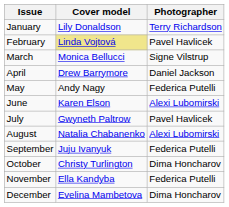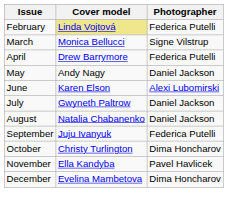- row: (24, 27)
(181, 42) Pavel Havlicek -> (182, 27) Federica Putelli
(182, 73) Daniel Jackson -> (182, 57) Federica Putelli
(182, 88) Federica Putelli -> (182, 73) Daniel Jackson
(181, 118) Pavel Havlicek -> (182, 103) Daniel Jackson
(184, 133) Alexi Lubomirski -> (182, 118) Daniel Jackson
(182, 179) Federica Putelli -> (181, 164) Pavel Havlicek
